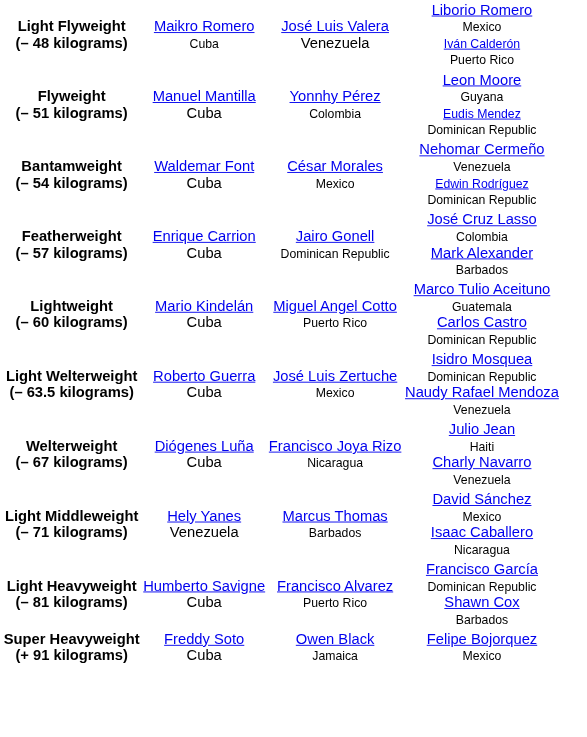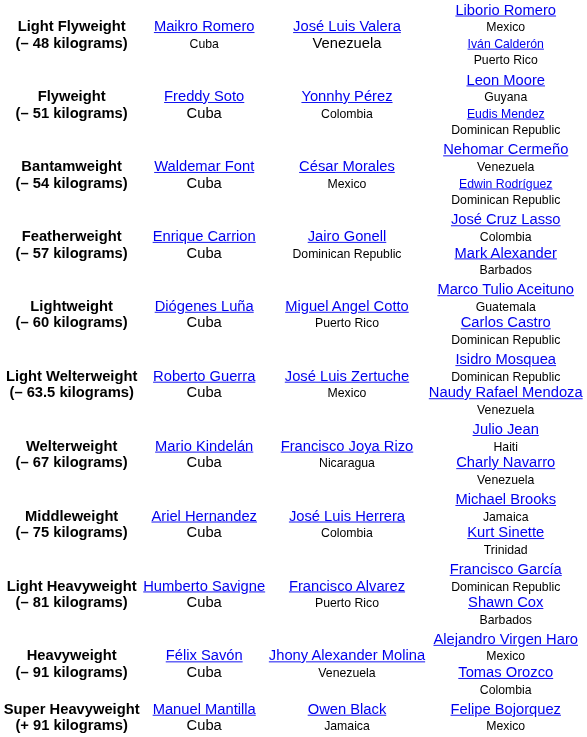(204, 104) Manuel Mantilla Cuba -> (204, 104) Freddy Soto Cuba
(204, 314) Mario Kindelán Cuba -> (204, 314) Diógenes Luña Cuba
(204, 454) Diógenes Luña Cuba -> (204, 454) Mario Kindelán Cuba
- row: (72, 524)
+ row: (72, 524)
+ row: (72, 664)
(204, 647) Freddy Soto Cuba -> (204, 717) Manuel Mantilla Cuba
